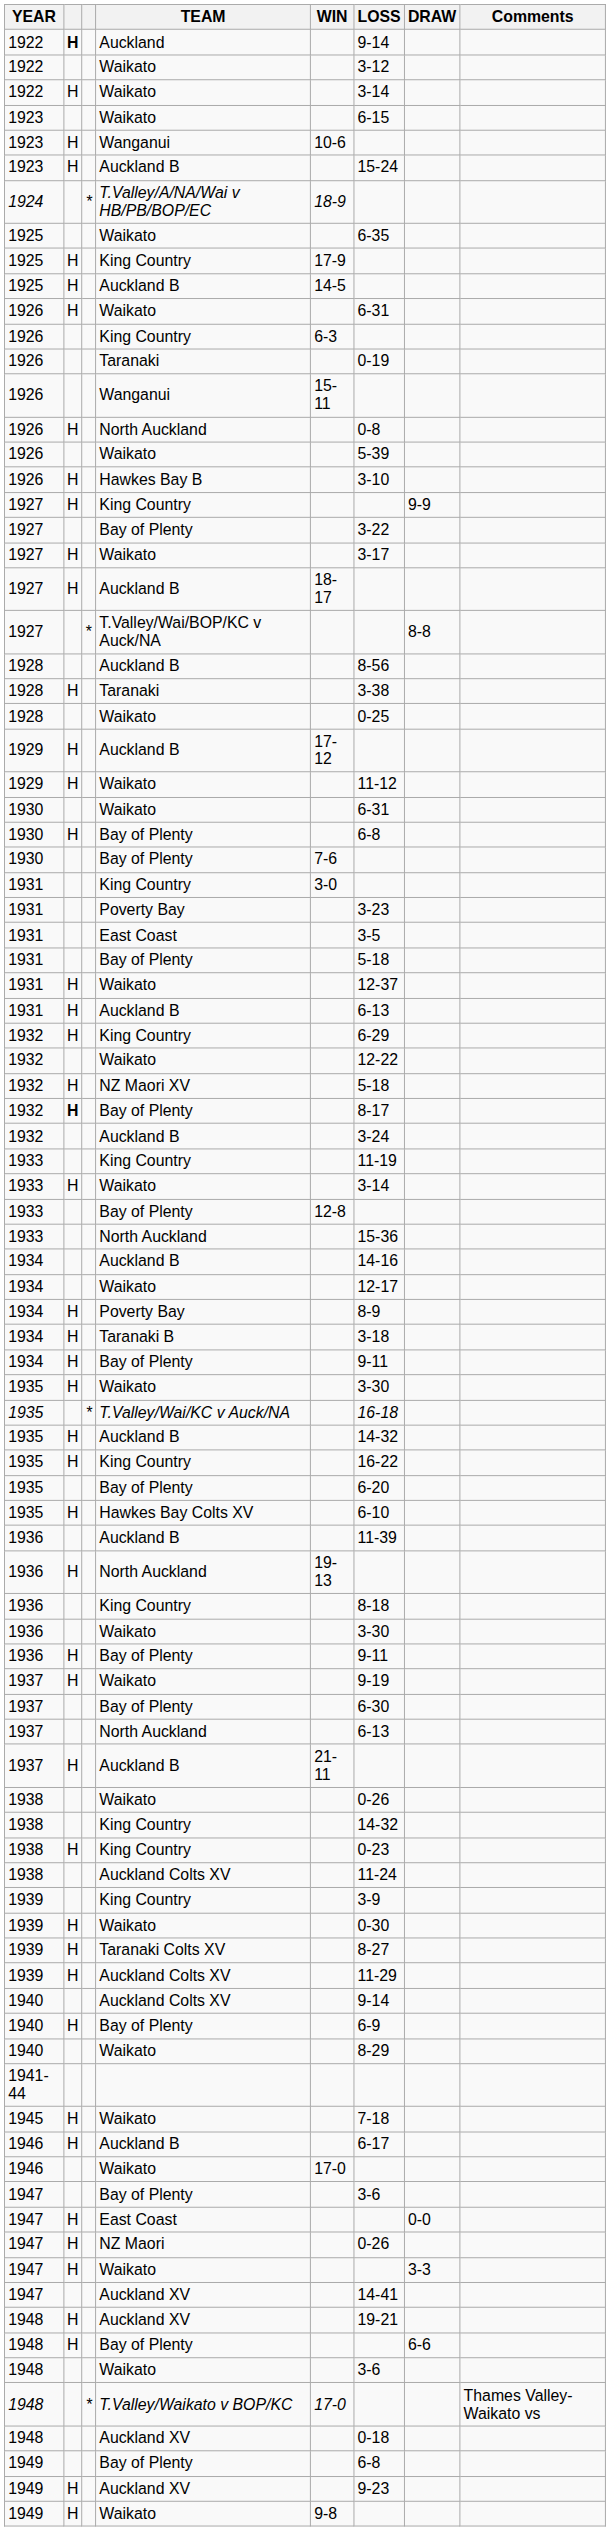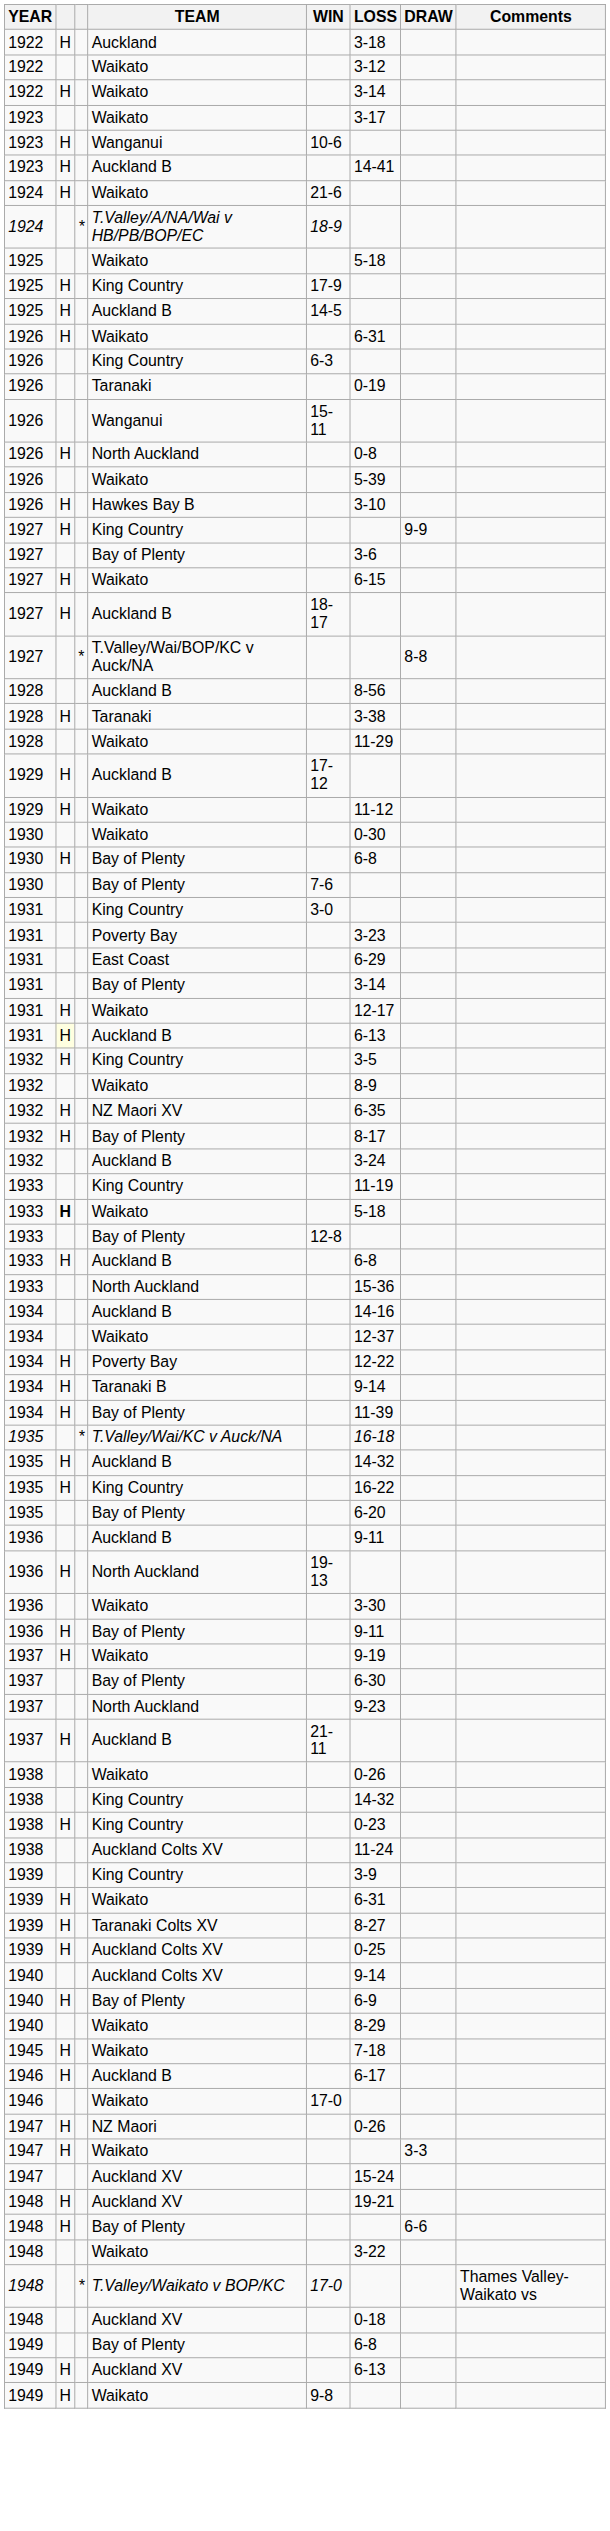(73, 42) bold -> (65, 42) normal
(373, 42) 9-14 -> (370, 42) 3-18
(373, 117) 6-15 -> (370, 117) 3-17
(378, 167) 15-24 -> (374, 167) 14-41
+ row: (26, 192)
(373, 235) 6-35 -> (370, 260) 5-18
(373, 530) 3-22 -> (365, 555) 3-6
(373, 555) 3-17 -> (370, 580) 6-15
(373, 716) 0-25 -> (374, 741) 11-29
(373, 809) 6-31 -> (370, 834) 0-30
(369, 935) 3-5 -> (370, 960) 6-29
(373, 960) 5-18 -> (370, 985) 3-14
(378, 985) 12-37 -> (374, 1010) 12-17
(73, 1010) no background -> (65, 1035) lightyellow background
(373, 1035) 6-29 -> (365, 1060) 3-5
(378, 1060) 12-22 -> (365, 1085) 8-9
(373, 1085) 5-18 -> (370, 1111) 6-35
(73, 1111) bold -> (65, 1136) normal
(73, 1186) normal -> (65, 1211) bold
(373, 1186) 3-14 -> (370, 1211) 5-18
+ row: (26, 1261)
(378, 1286) 12-17 -> (374, 1337) 12-37
(369, 1311) 8-9 -> (374, 1362) 12-22
(373, 1337) 3-18 -> (370, 1387) 9-14
(373, 1362) 9-11 -> (374, 1412) 11-39
- row: (26, 1387)
- row: (26, 1512)
(377, 1538) 11-39 -> (369, 1538) 9-11
- row: (26, 1606)
(373, 1731) 6-13 -> (370, 1706) 9-23
(373, 1925) 0-30 -> (370, 1900) 6-31
(377, 1975) 11-29 -> (370, 1950) 0-25
- row: (28, 2085)
- row: (26, 2194)
- row: (26, 2219)
(378, 2294) 14-41 -> (374, 2176) 15-24
(369, 2370) 3-6 -> (370, 2251) 3-22
(373, 2488) 9-23 -> (370, 2370) 6-13
